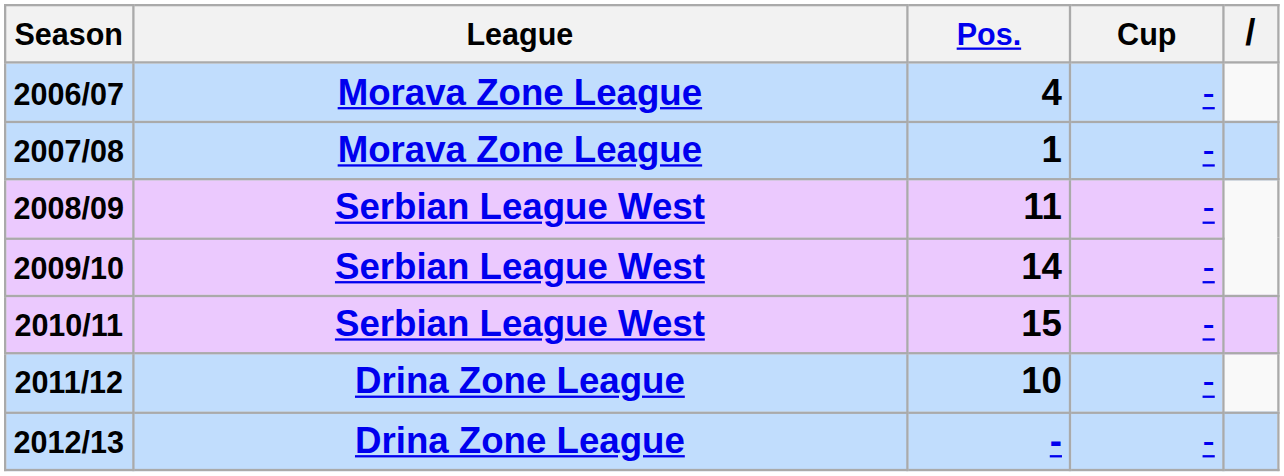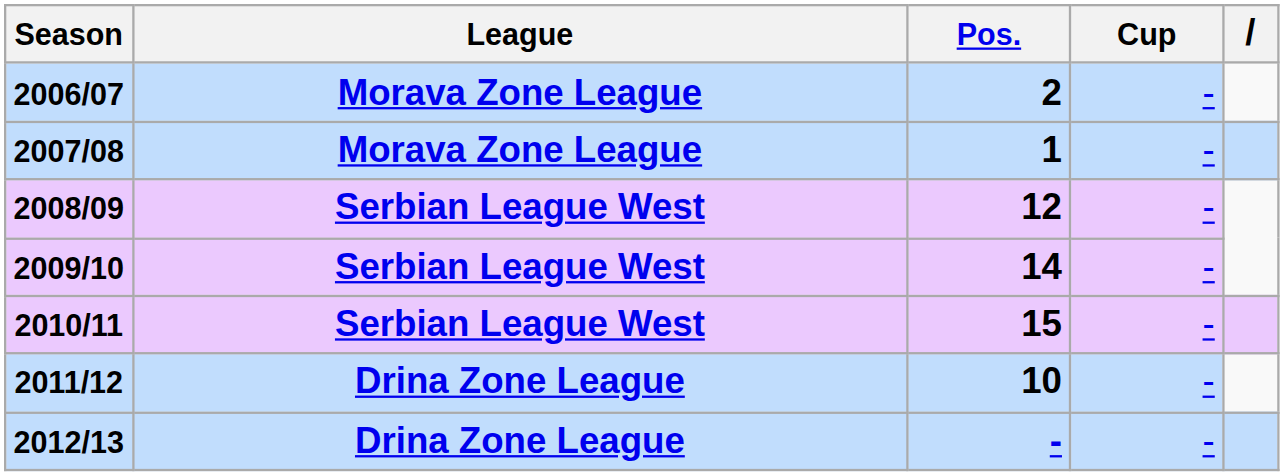(1052, 91) 4 -> (1052, 91) 2
(1043, 207) 11 -> (1042, 207) 12
